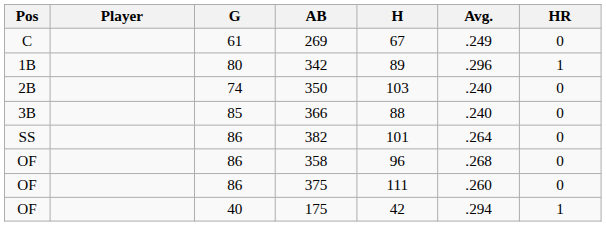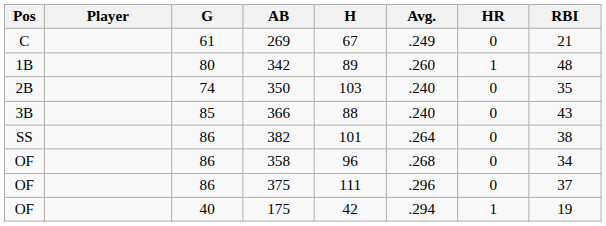+ column: (565, 16)
(479, 64) .296 -> (422, 64) .260
(479, 185) .260 -> (422, 185) .296
